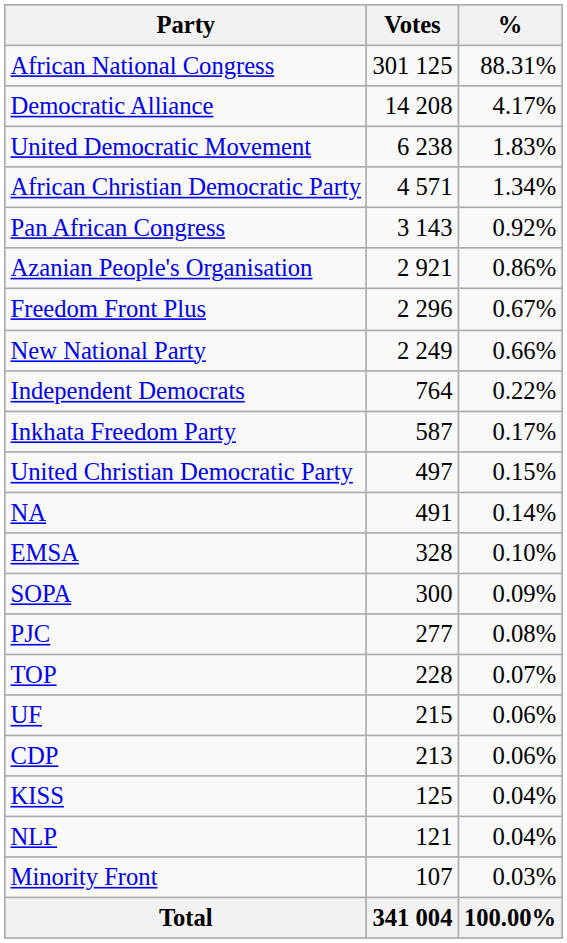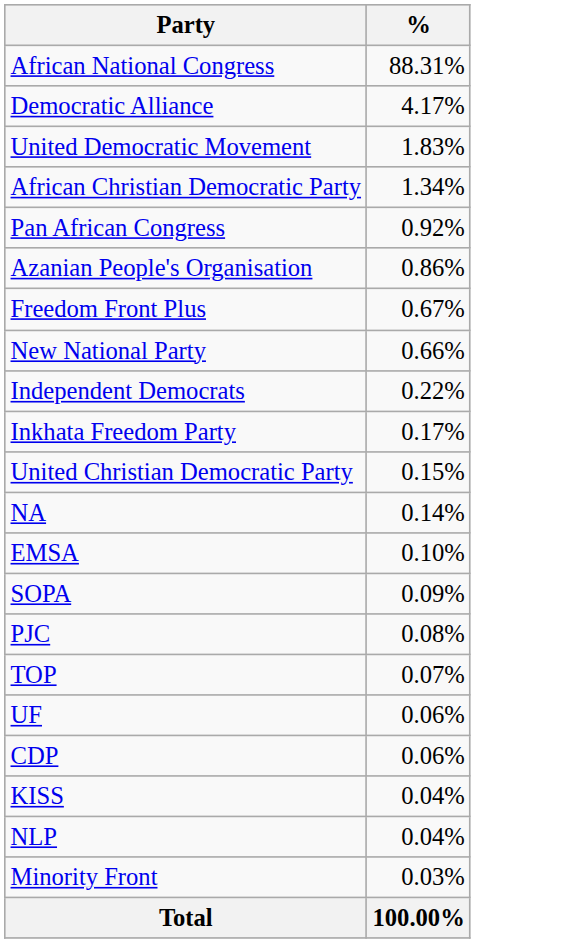- column: (412, 24)
